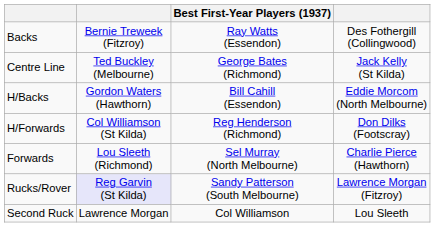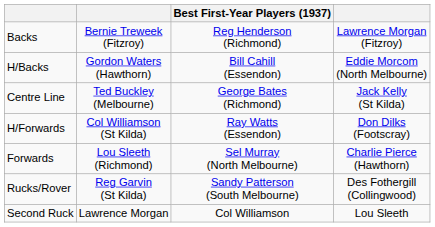(252, 37) Ray Watts (Essendon) -> (252, 37) Reg Henderson (Richmond)
(382, 37) Des Fothergill (Collingwood) -> (382, 37) Lawrence Morgan (Fitzroy)
rows swapped: (28, 98) <-> (36, 67)
(252, 128) Reg Henderson (Richmond) -> (252, 128) Ray Watts (Essendon)
(124, 189) lavender background -> (124, 189) no background
(382, 189) Lawrence Morgan (Fitzroy) -> (382, 189) Des Fothergill (Collingwood)
